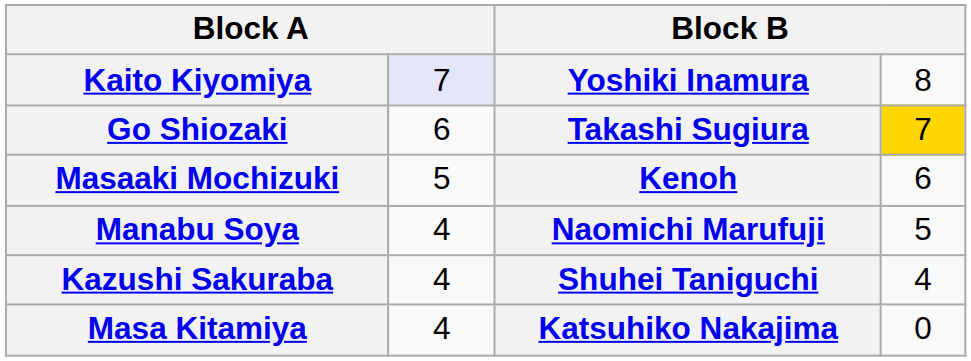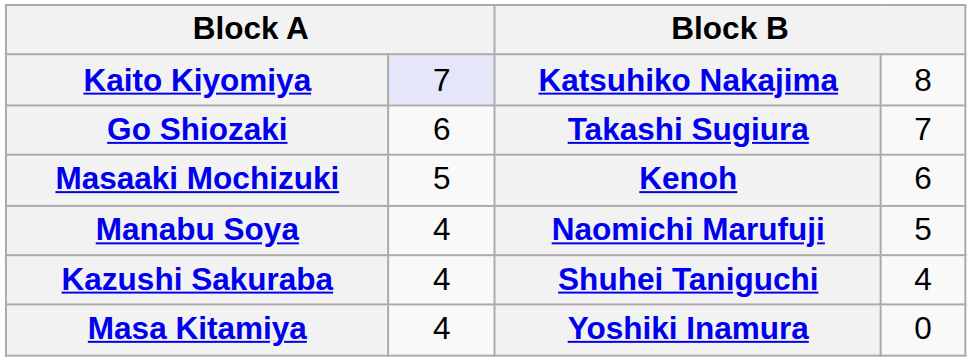(688, 79) Yoshiki Inamura -> (688, 79) Katsuhiko Nakajima
(923, 129) gold background -> (923, 129) no background
(688, 329) Katsuhiko Nakajima -> (688, 329) Yoshiki Inamura
